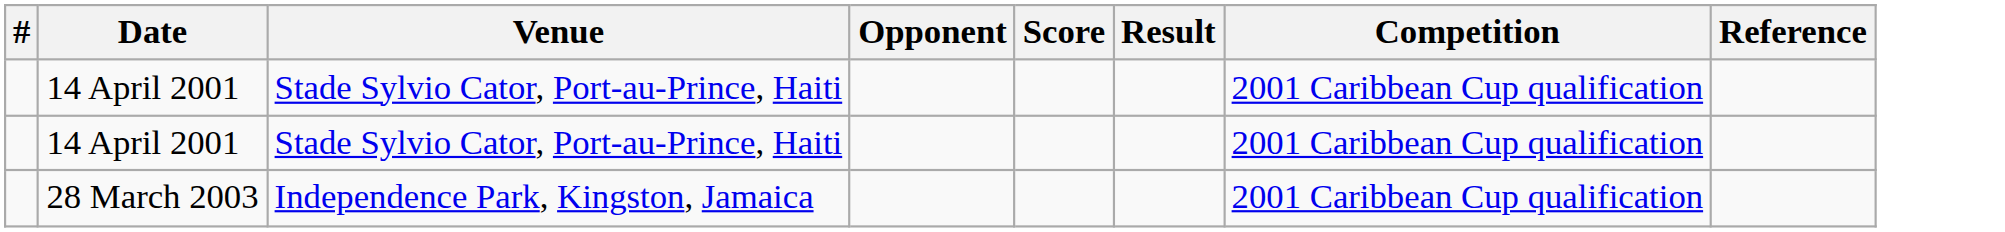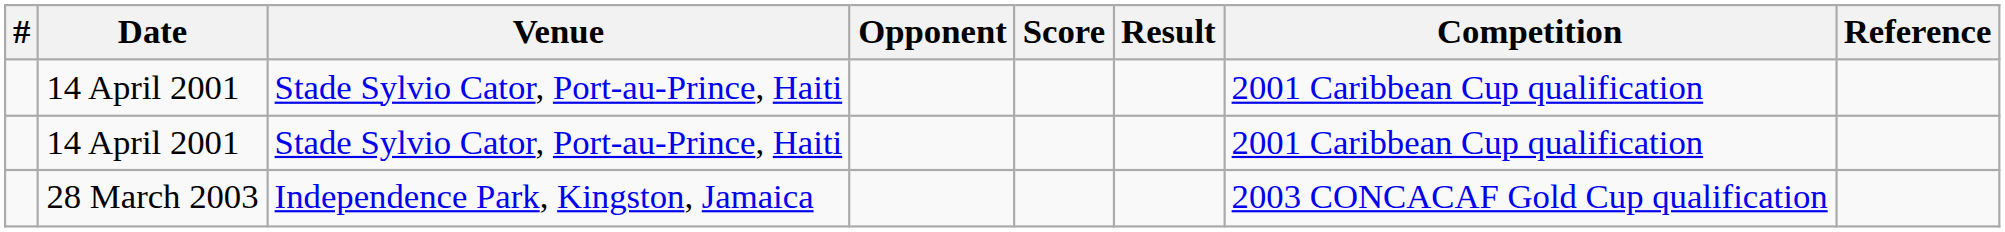(1467, 197) 2001 Caribbean Cup qualification -> (1530, 197) 2003 CONCACAF Gold Cup qualification
